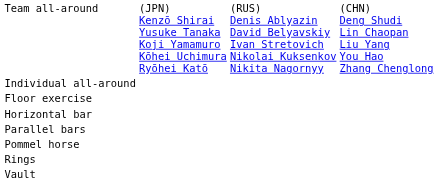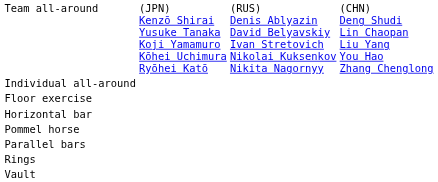rows swapped: (45, 129) <-> (42, 144)
